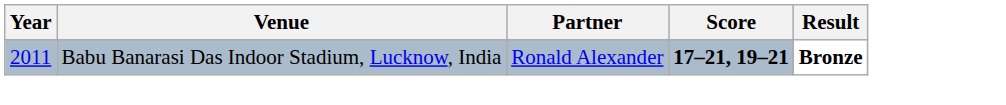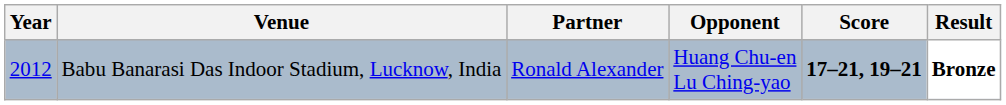+ column: (735, 22)
(31, 56) 2011 -> (31, 69) 2012
